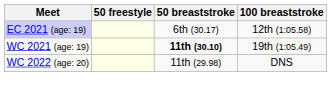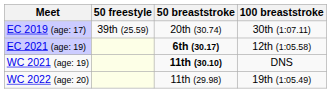+ row: (46, 29)
(196, 29) normal -> (196, 46) bold
(282, 46) 19th (1:05.49) -> (282, 63) DNS
(282, 63) DNS -> (282, 79) 19th (1:05.49)
